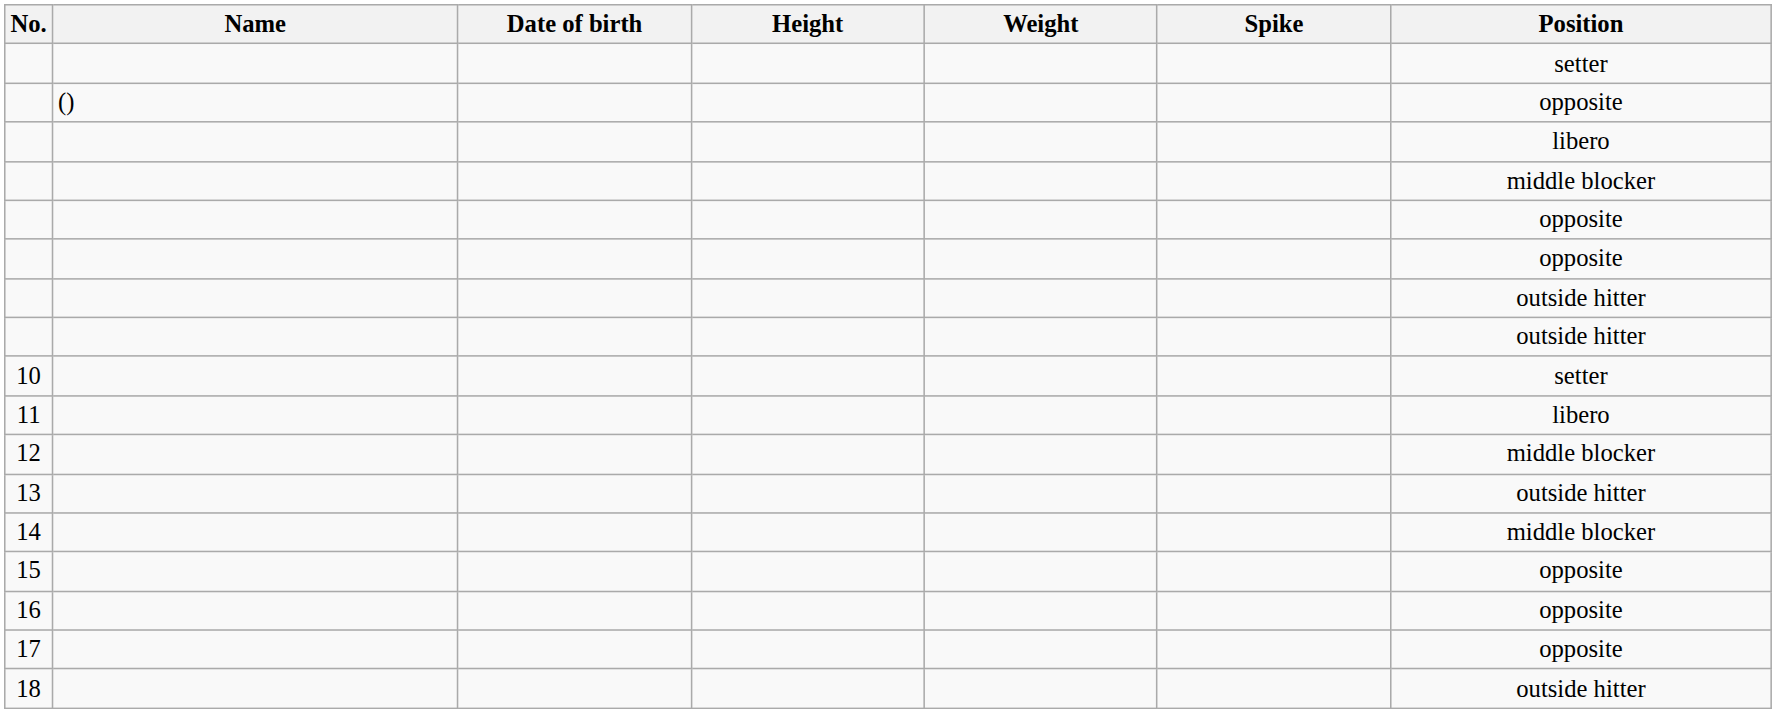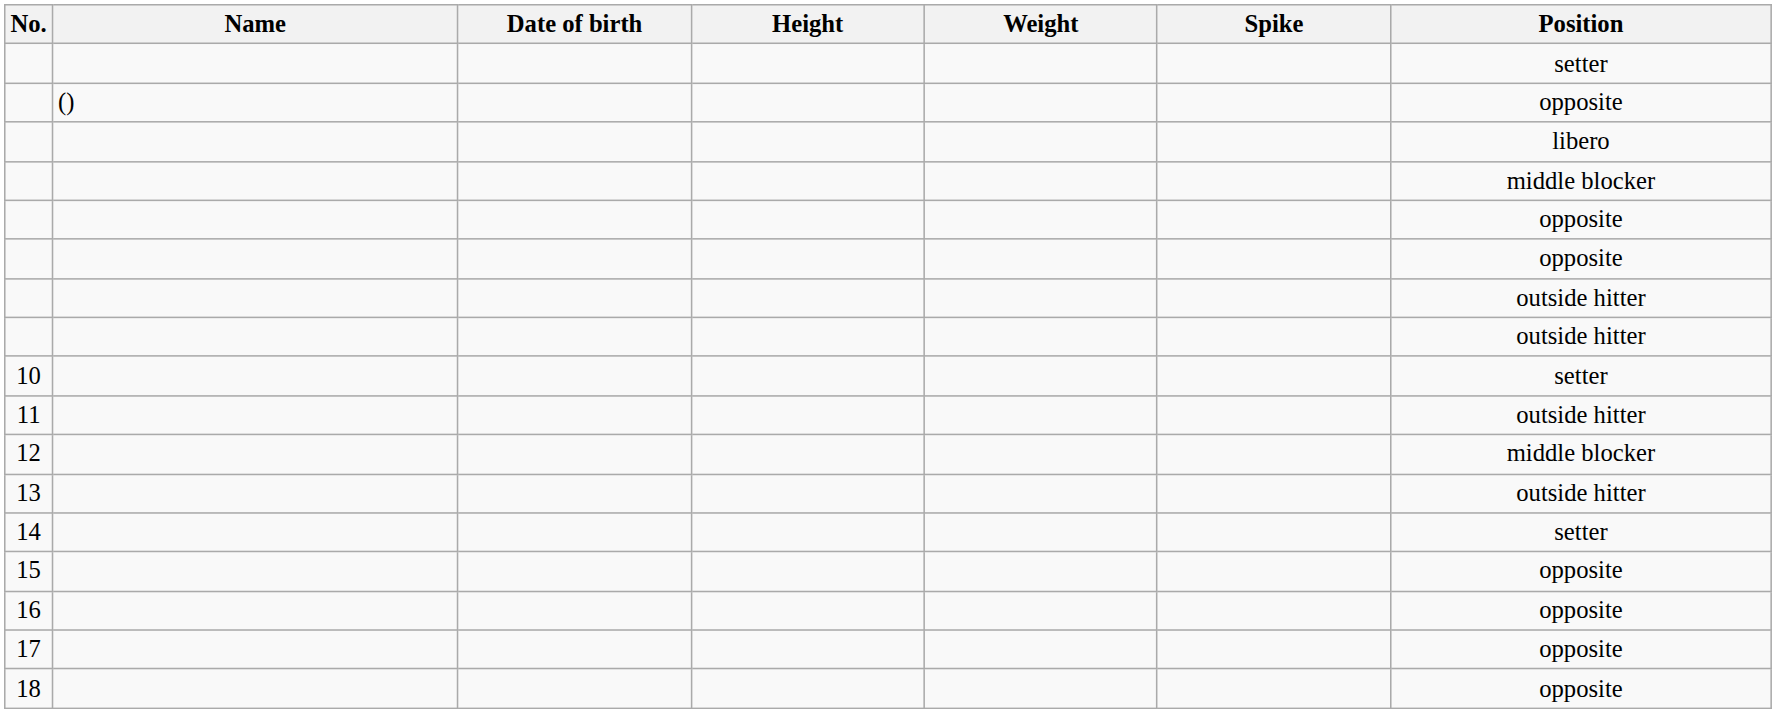(1581, 414) libero -> (1581, 414) outside hitter
(1581, 532) middle blocker -> (1581, 532) setter
(1581, 688) outside hitter -> (1581, 688) opposite
